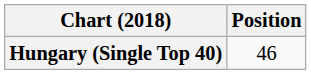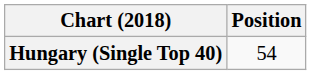(267, 52) 46 -> (267, 52) 54
